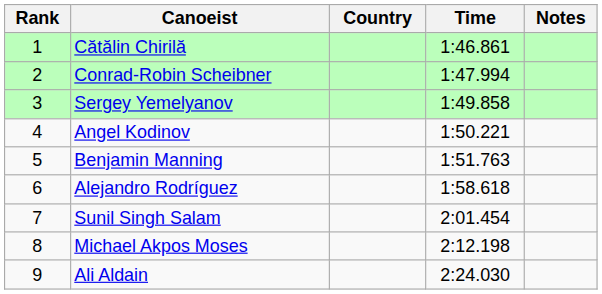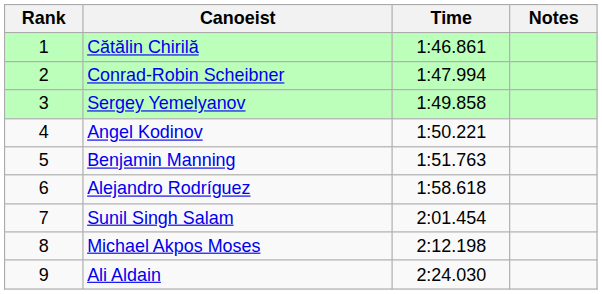- column: (378, 18)
